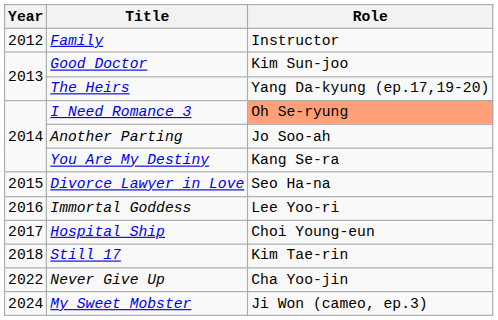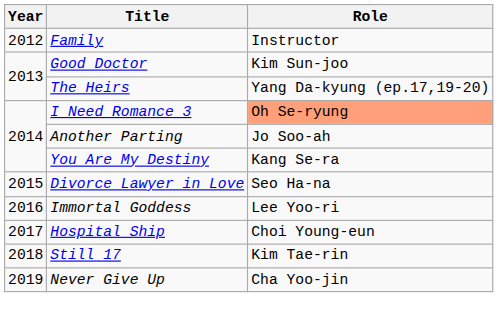(26, 280) 2022 -> (26, 280) 2019
- row: (121, 304)
